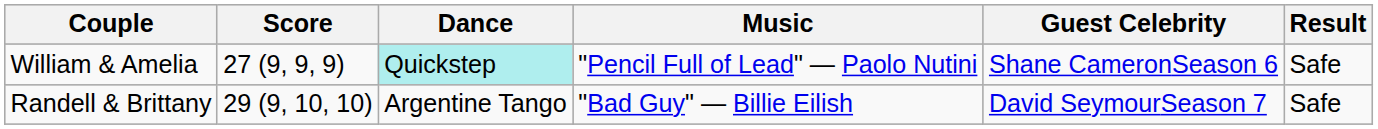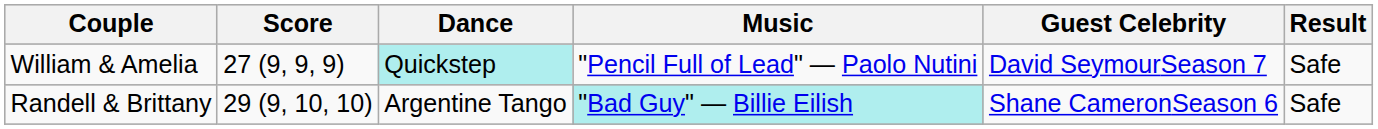(1133, 64) Shane CameronSeason 6 -> (1128, 64) David SeymourSeason 7
(716, 104) no background -> (716, 104) paleturquoise background
(1128, 104) David SeymourSeason 7 -> (1133, 104) Shane CameronSeason 6
